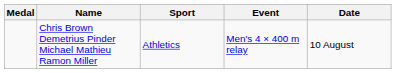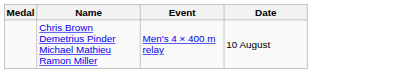- column: (182, 12)
